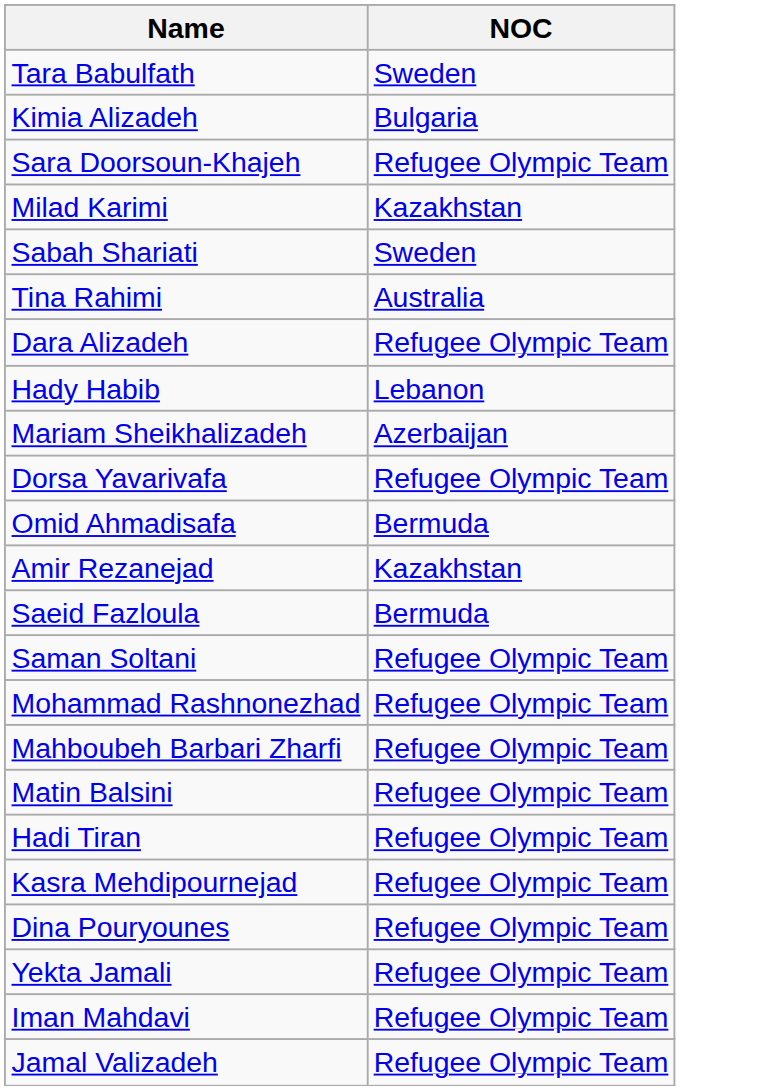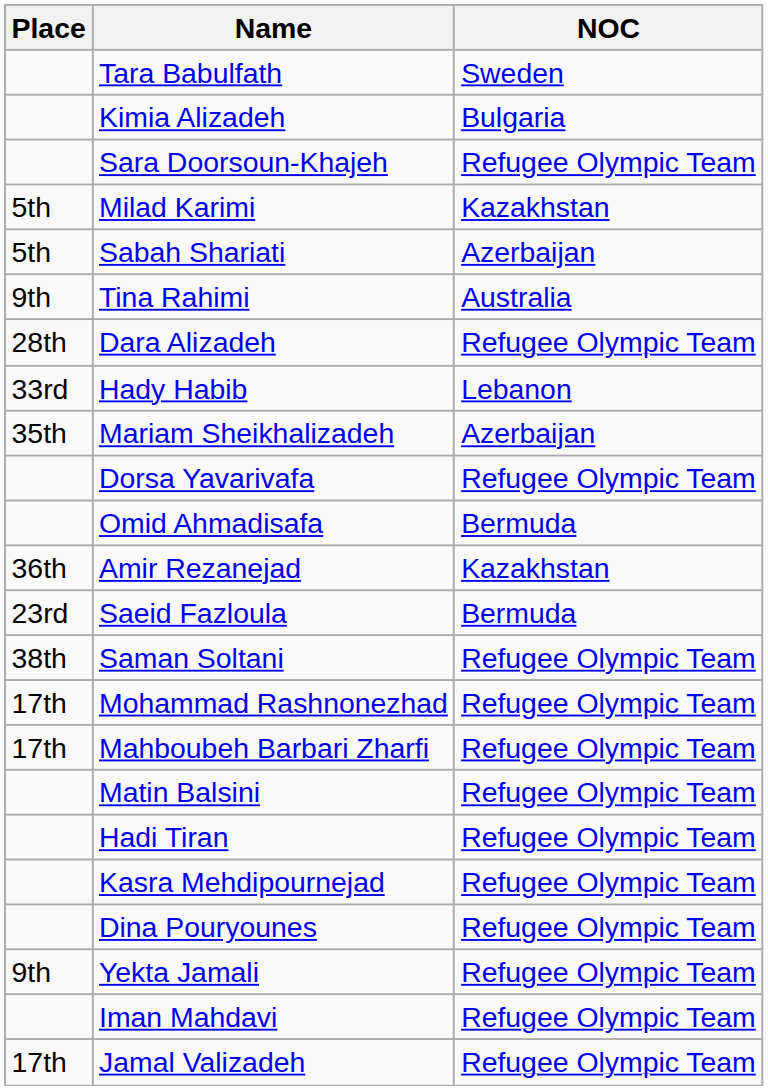+ column: (49, 28)
(425, 253) Sweden -> (528, 253) Azerbaijan
